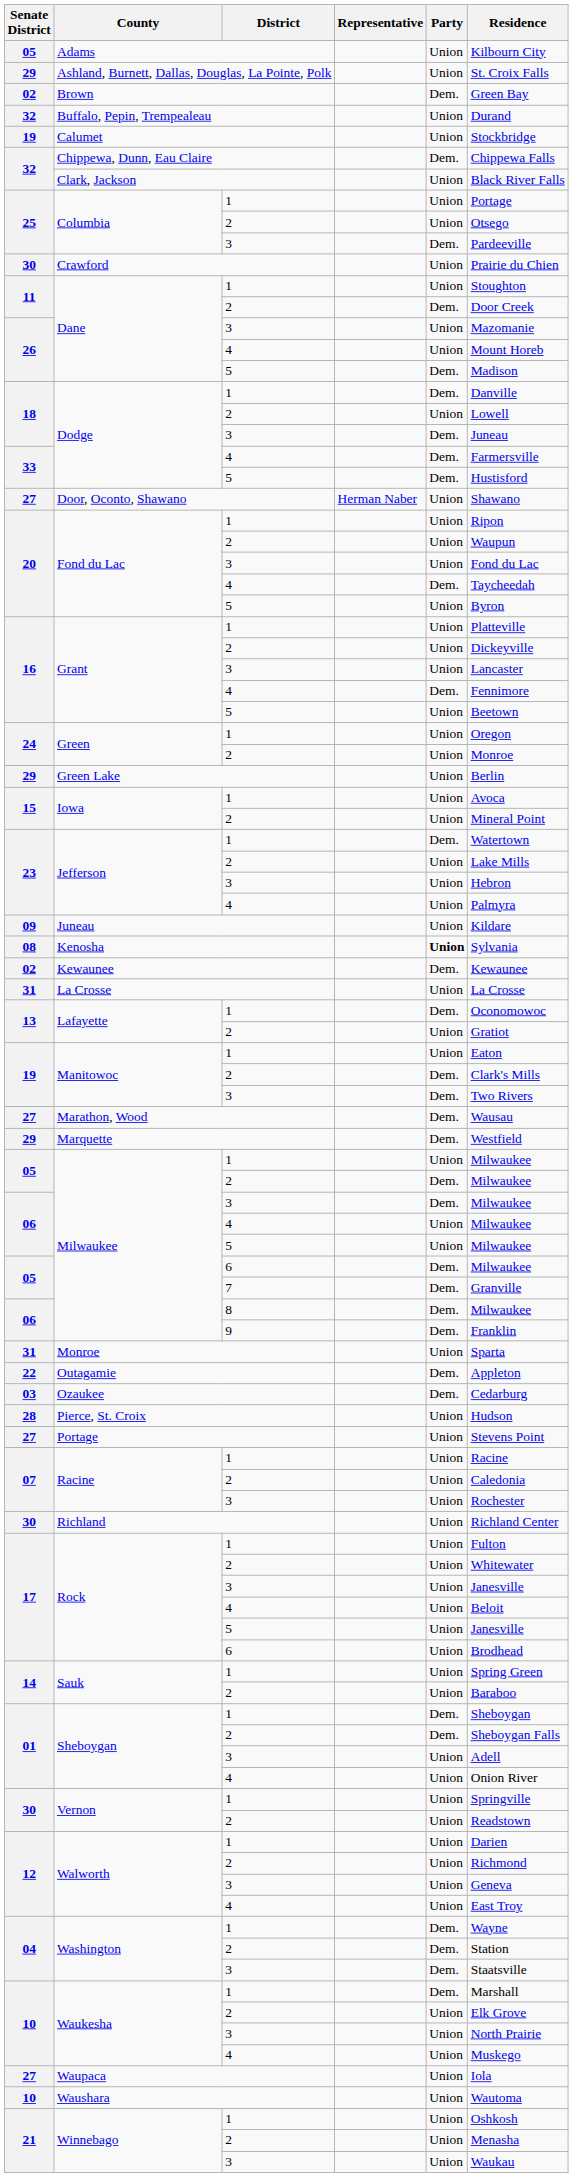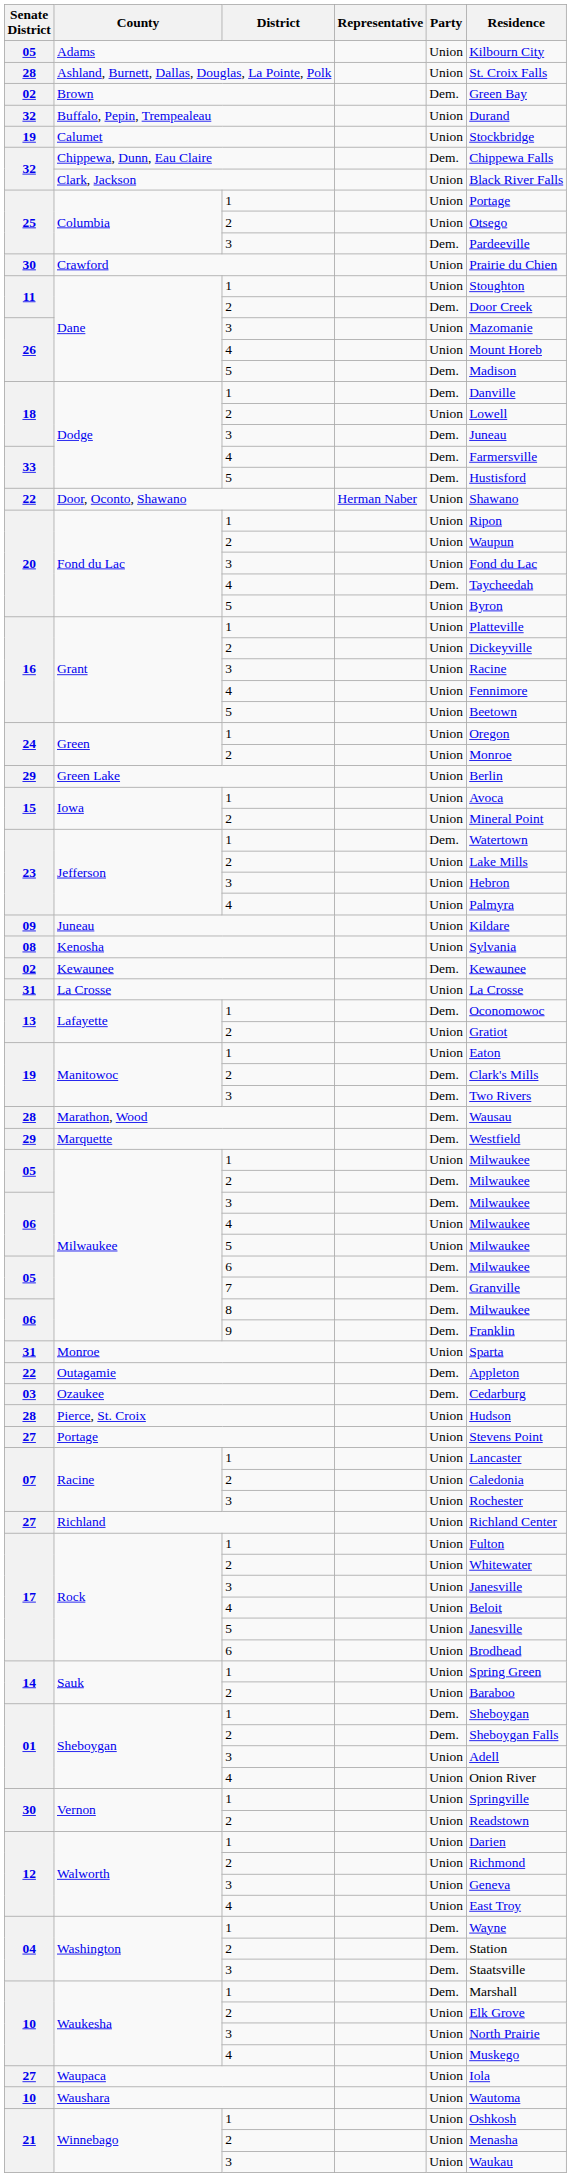(29, 72) 29 -> (29, 72) 28
(29, 499) 27 -> (29, 499) 22
(497, 669) Lancaster -> (488, 669) Racine
(444, 691) Dem. -> (446, 691) Union
(447, 946) bold -> (446, 946) normal
(29, 1117) 27 -> (29, 1117) 28
(489, 1458) Racine -> (495, 1458) Lancaster
(29, 1522) 30 -> (29, 1522) 27
